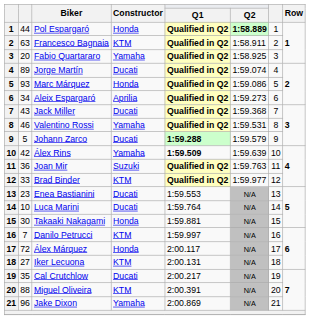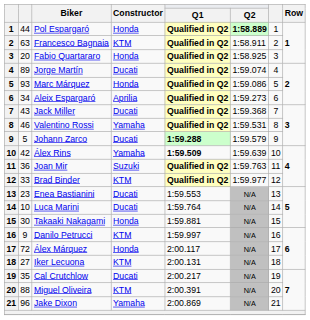(129, 56) Yamaha -> (126, 56) Honda
(25, 234) 7 -> (25, 234) 9
